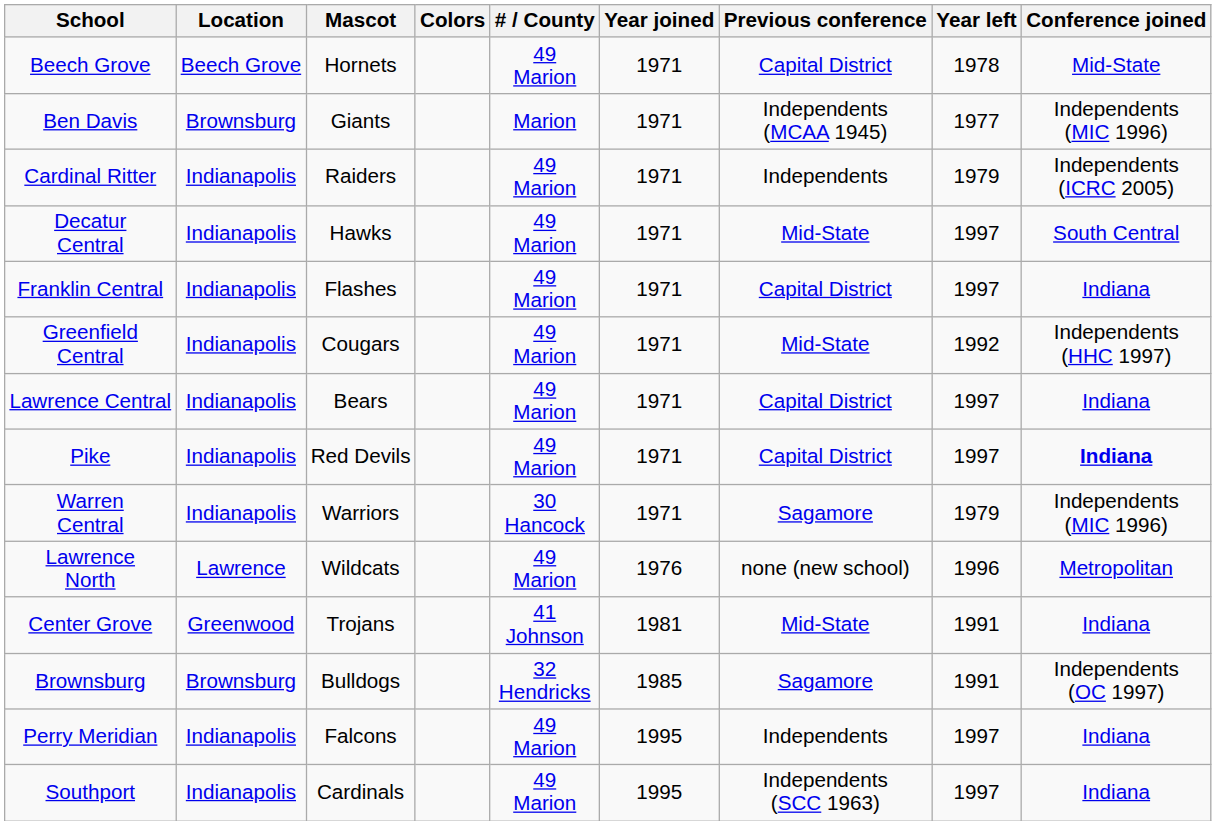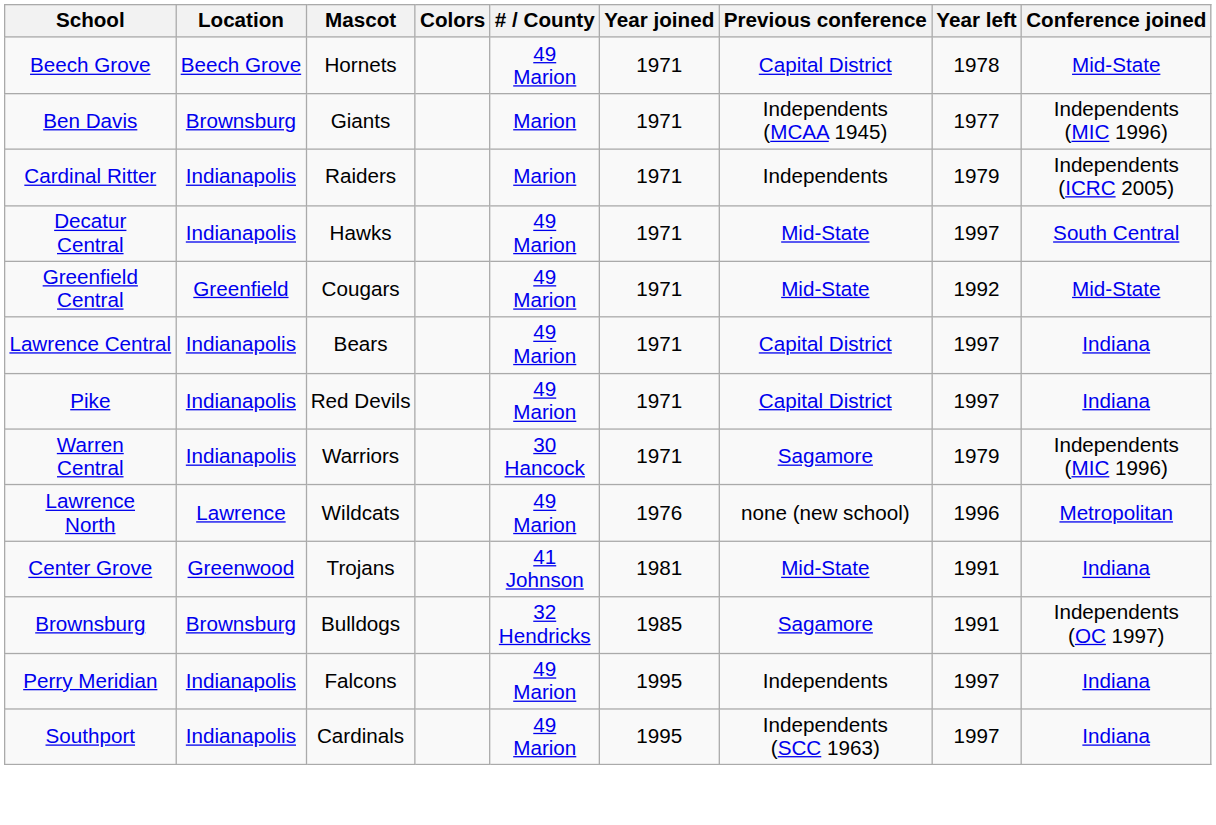(545, 177) 49 Marion -> (545, 177) Marion
- row: (90, 289)
(241, 344) Indianapolis -> (241, 289) Greenfield
(1116, 344) Independents (HHC 1997) -> (1116, 289) Mid-State
(1116, 456) bold -> (1116, 400) normal
